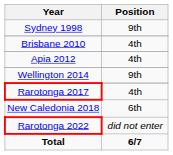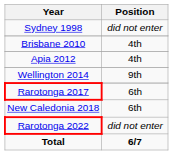(135, 28) 9th -> (135, 28) did not enter
(135, 91) 4th -> (135, 91) 6th
